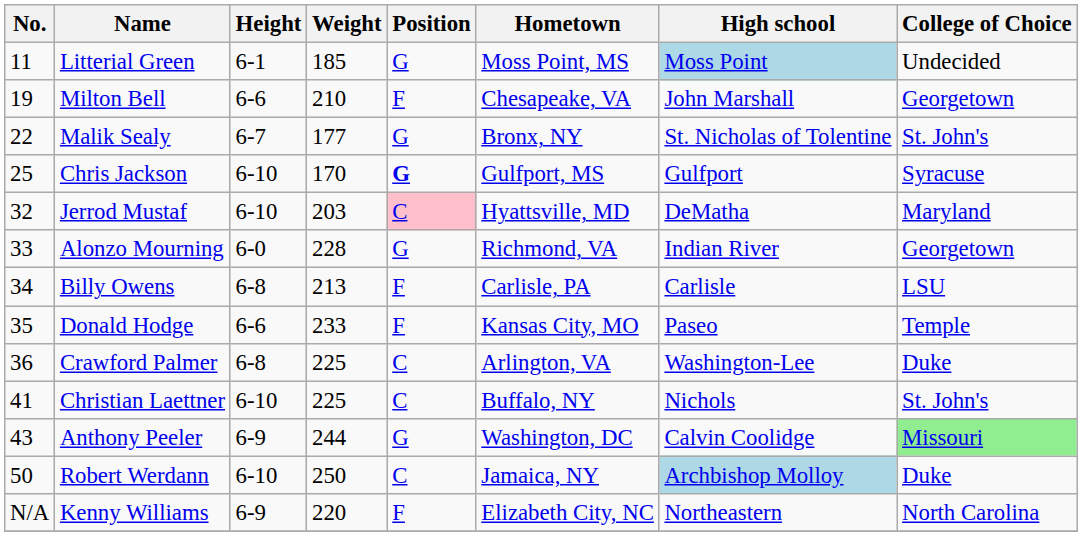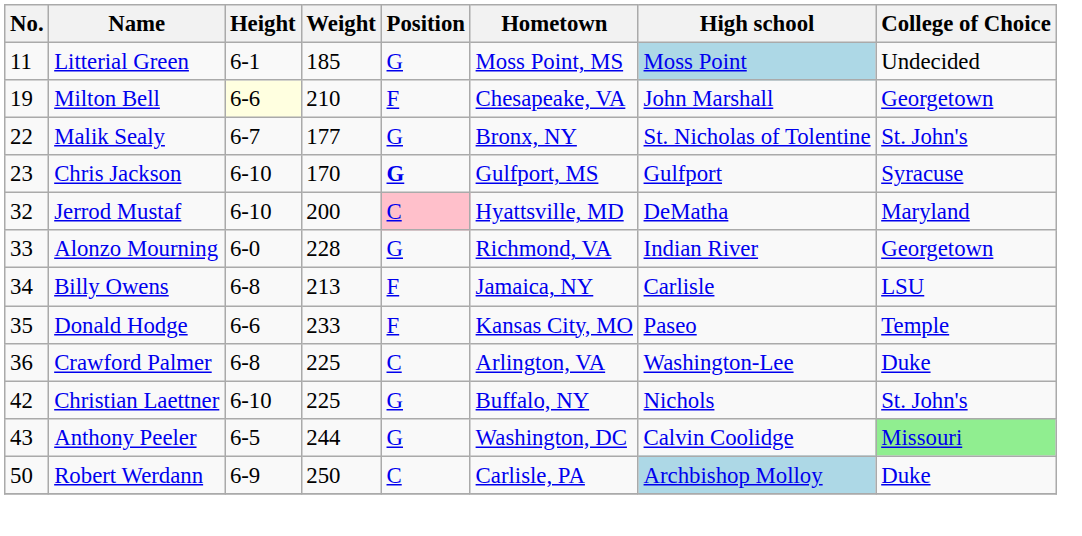(251, 98) no background -> (245, 98) lightyellow background
(21, 173) 25 -> (21, 173) 23
(329, 211) 203 -> (323, 211) 200
(536, 286) Carlisle, PA -> (534, 286) Jamaica, NY
(21, 399) 41 -> (21, 399) 42
(400, 399) C -> (395, 399) G
(251, 437) 6-9 -> (245, 437) 6-5
(256, 474) 6-10 -> (245, 474) 6-9
(540, 474) Jamaica, NY -> (530, 474) Carlisle, PA
- row: (134, 512)
